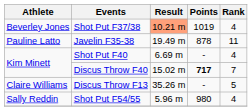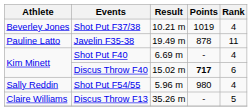(169, 27) lightsalmon background -> (169, 27) no background
(233, 70) 7 -> (233, 70) 6
rows swapped: (107, 99) <-> (111, 85)
